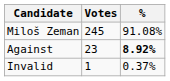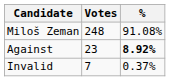(94, 31) 245 -> (94, 31) 248
(88, 67) 1 -> (88, 67) 7
